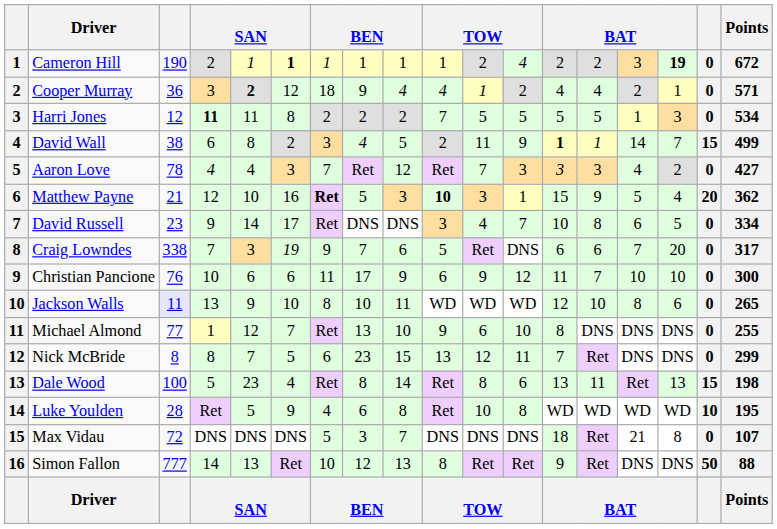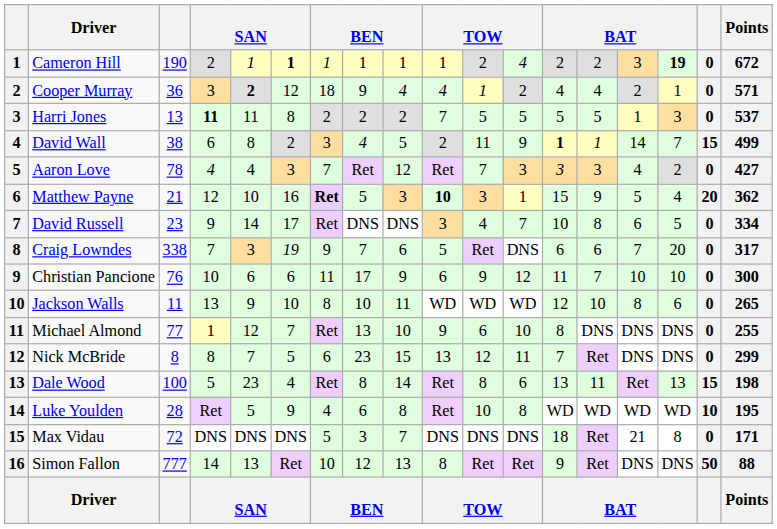(175, 116) 12 -> (175, 116) 13
(747, 116) 534 -> (747, 116) 537
(175, 303) lavender background -> (175, 303) no background
(747, 436) 107 -> (747, 436) 171
